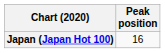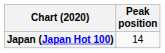(138, 39) 16 -> (138, 39) 14
